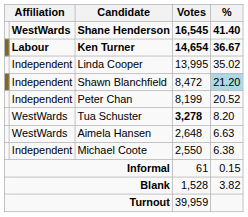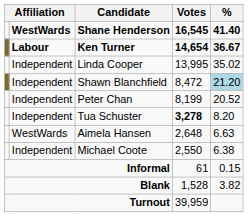(40, 116) WestWards -> (42, 116) Independent
